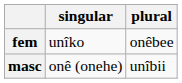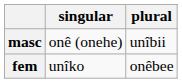rows swapped: (25, 66) <-> (25, 41)
